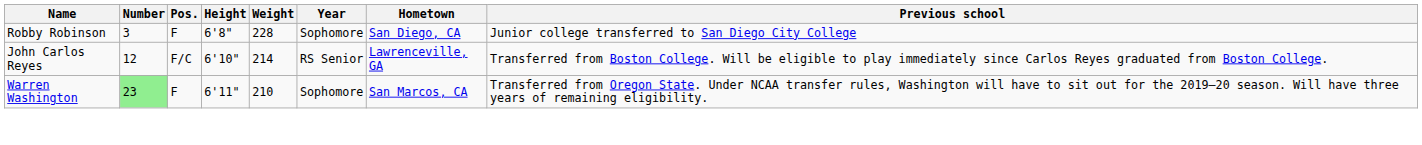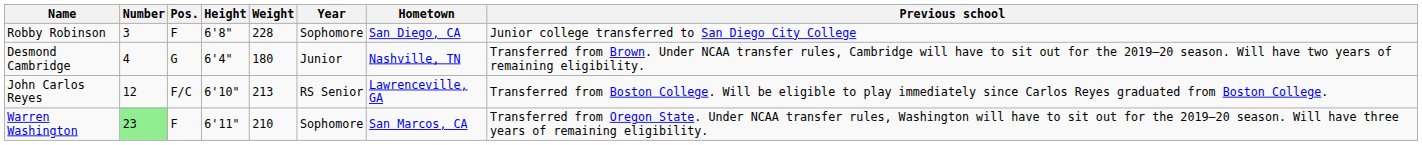+ row: (39, 59)
(263, 59) 214 -> (263, 91) 213
